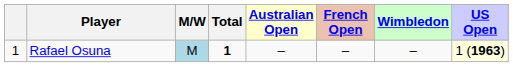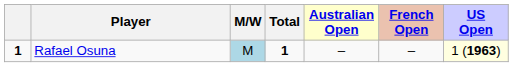- column: (413, 22)
(15, 51) normal -> (18, 51) bold
